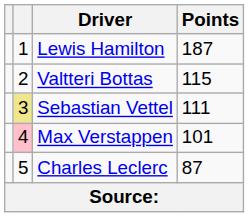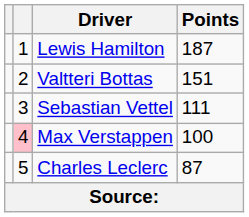(197, 78) 115 -> (197, 78) 151
(23, 108) khaki background -> (23, 108) no background
(197, 137) 101 -> (197, 137) 100
